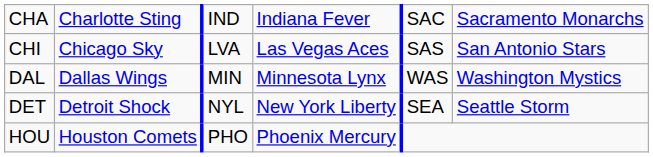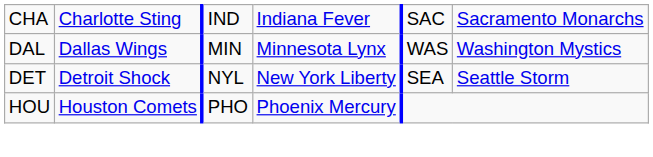- row: (25, 48)
